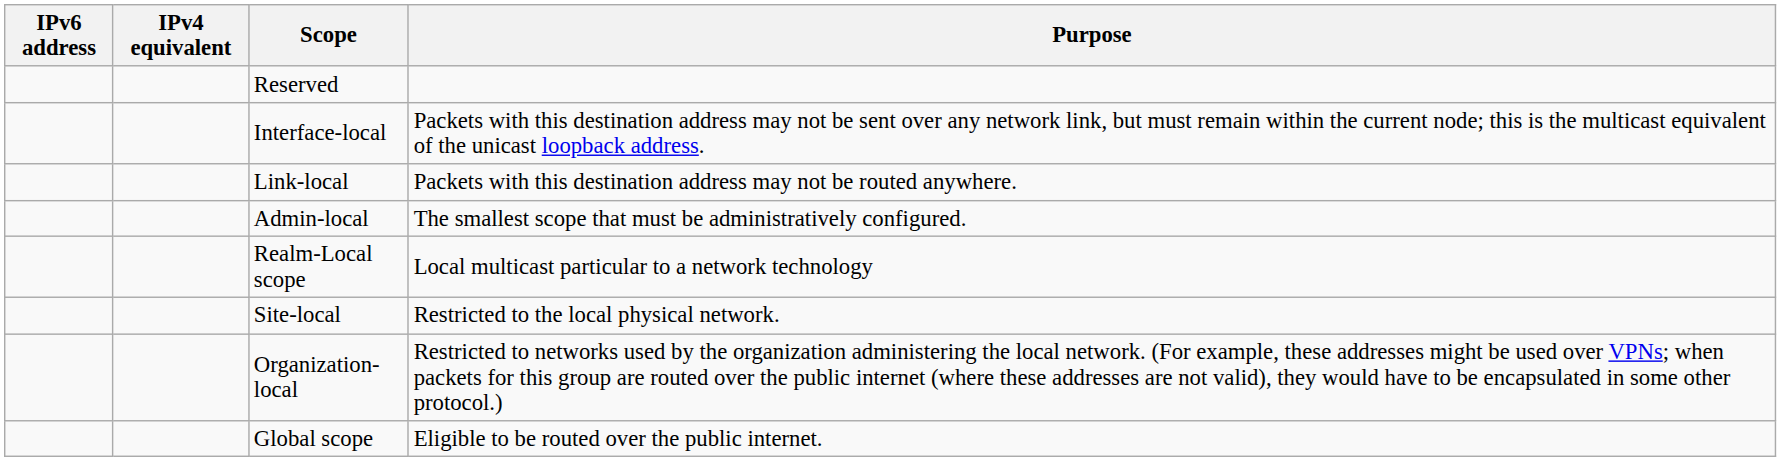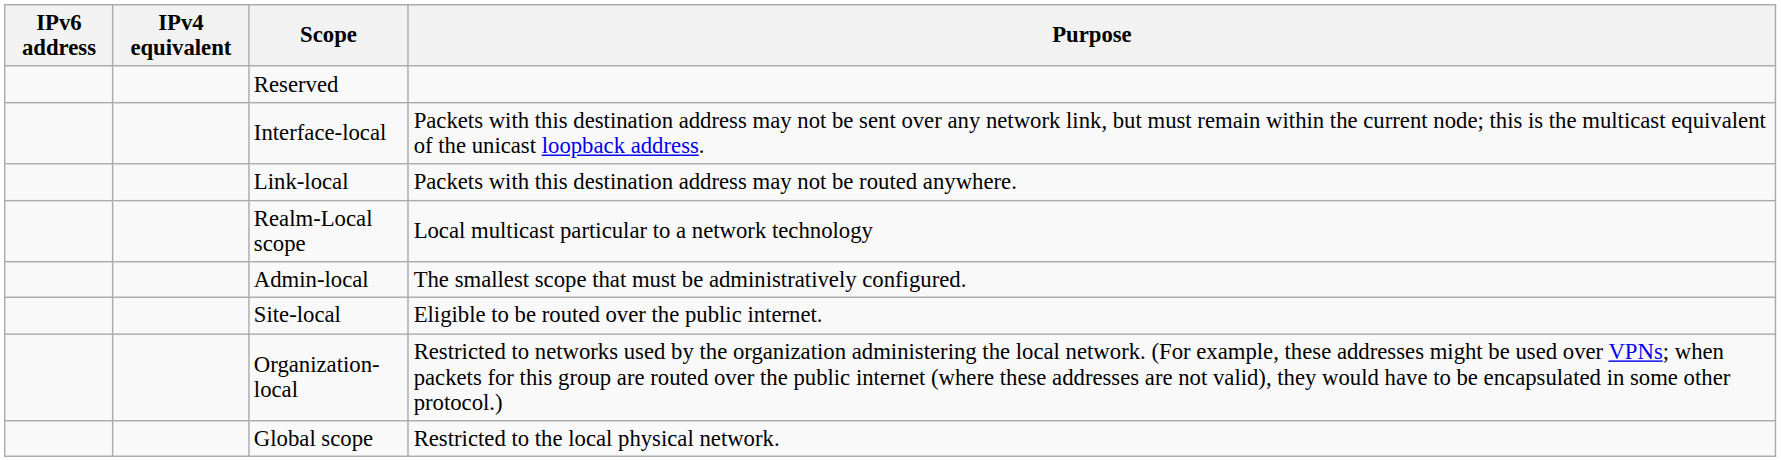rows swapped: (313, 266) <-> (311, 217)
(597, 315) Restricted to the local physical network. -> (618, 315) Eligible to be routed over the public internet.
(618, 438) Eligible to be routed over the public internet. -> (597, 438) Restricted to the local physical network.
